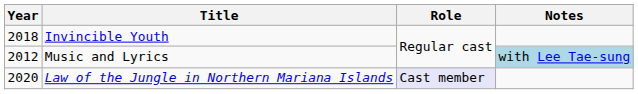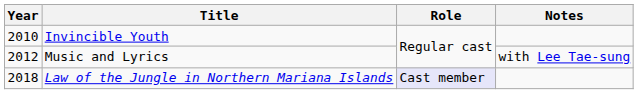(23, 36) 2018 -> (23, 36) 2010
(564, 57) lightblue background -> (564, 57) no background
(23, 78) 2020 -> (23, 78) 2018
